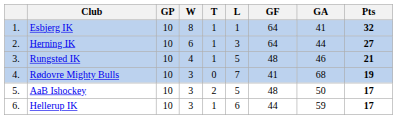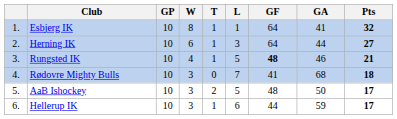(273, 59) normal -> (273, 59) bold
(369, 75) 19 -> (369, 75) 18
